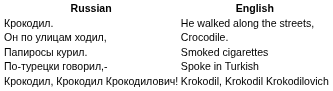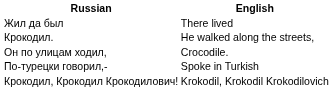+ row: (34, 23)
- row: (46, 52)
